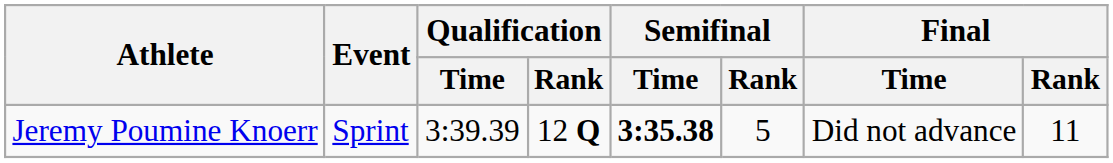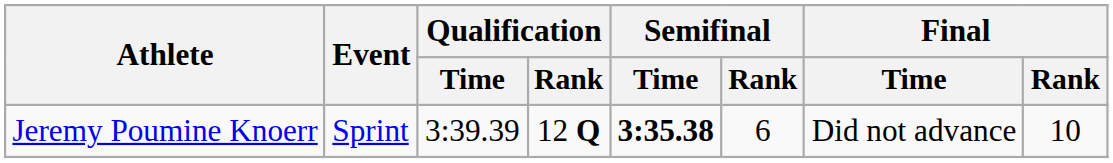(763, 130) 5 -> (763, 130) 6
(1065, 130) 11 -> (1065, 130) 10
